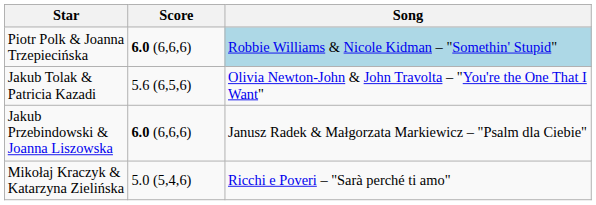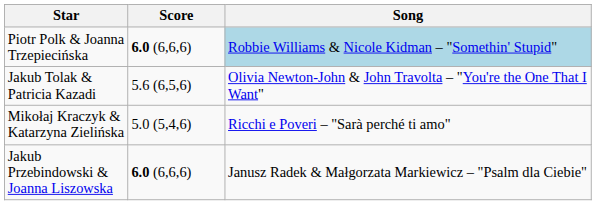rows swapped: (66, 180) <-> (60, 133)
